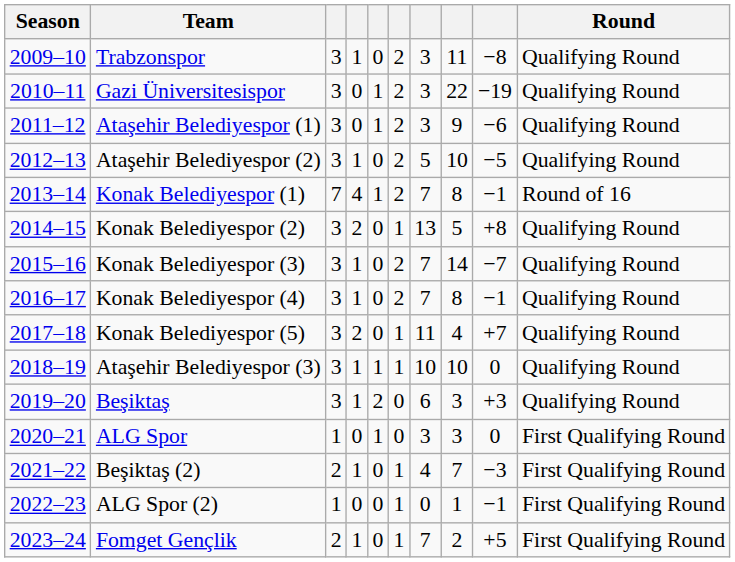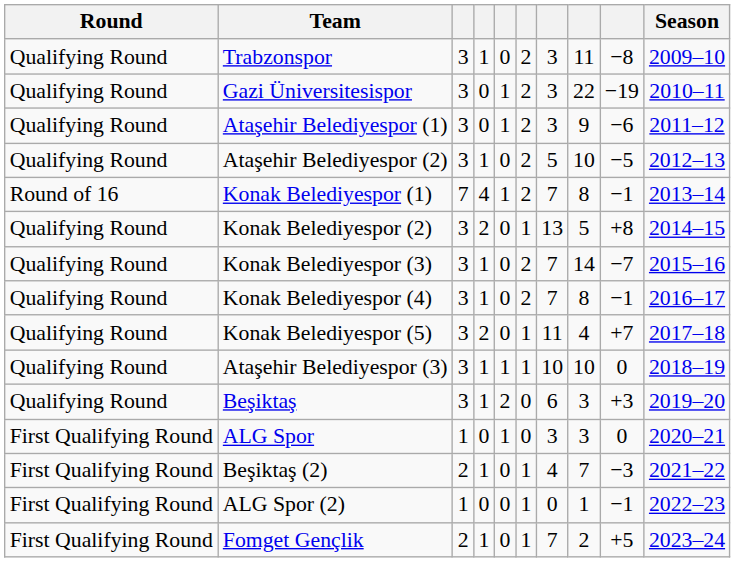columns swapped: (48, 21) <-> (624, 21)
